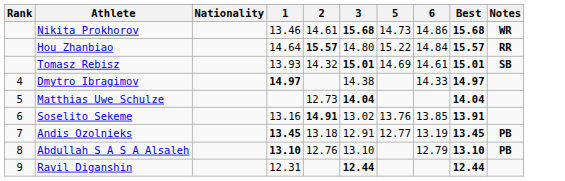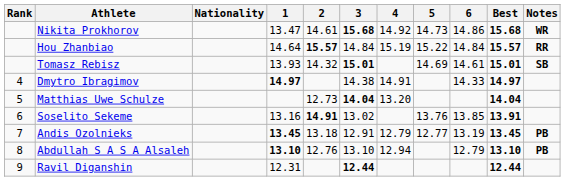+ column: (395, 13)
(285, 30) 13.46 -> (285, 30) 13.47
(358, 47) 14.80 -> (358, 47) 14.84
